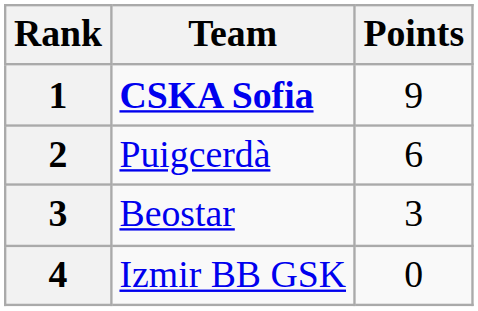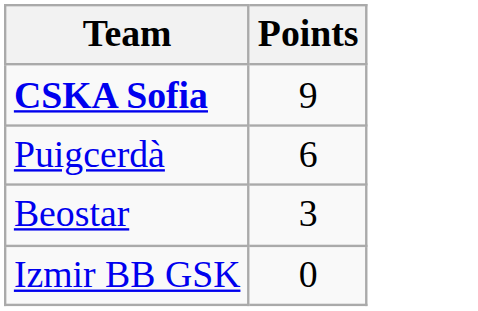- column: (58, 34)
